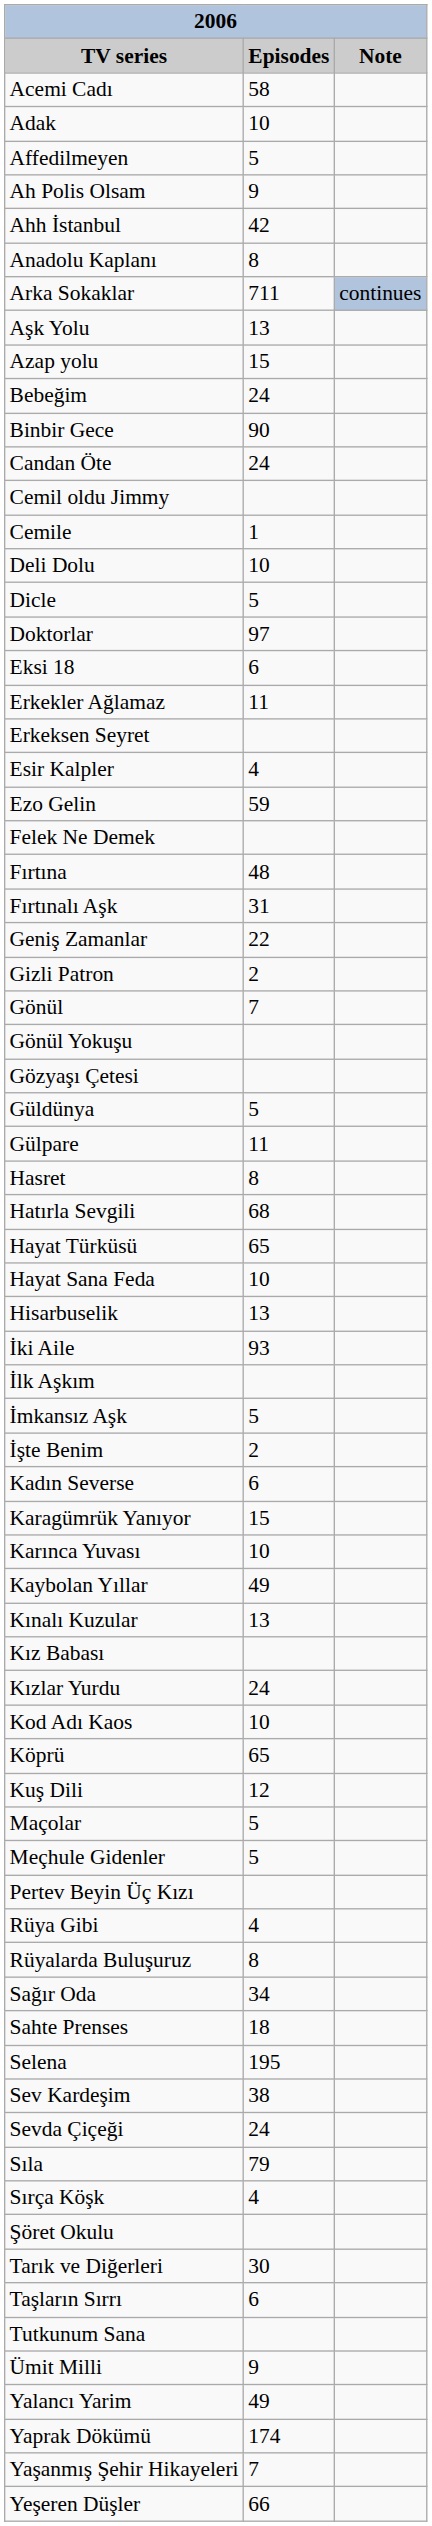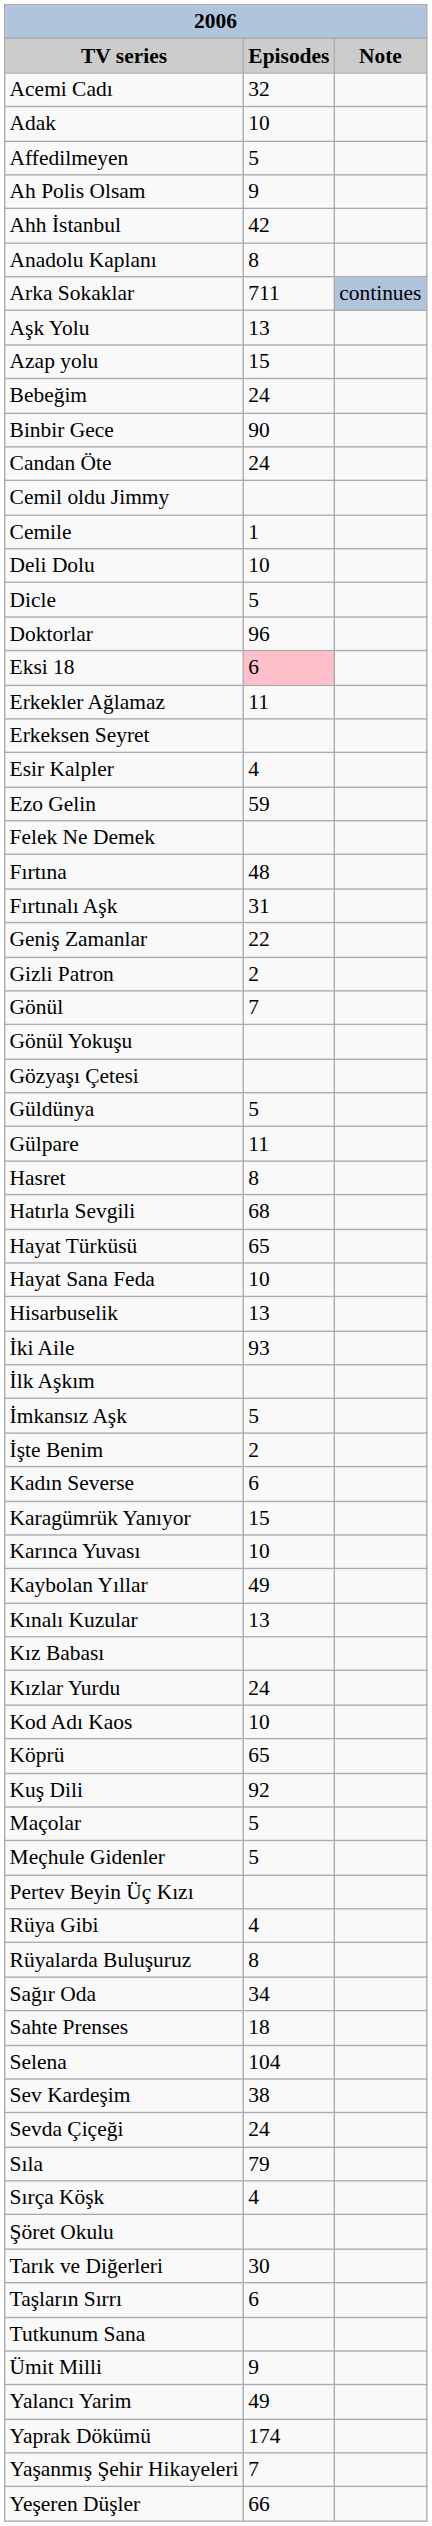(259, 89) 58 -> (259, 89) 32
(259, 633) 97 -> (259, 633) 96
(254, 667) no background -> (254, 667) pink background
(259, 1789) 12 -> (259, 1789) 92
(264, 2061) 195 -> (264, 2061) 104
